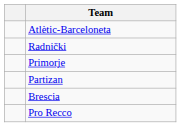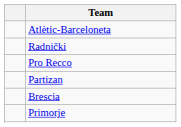rows swapped: (47, 63) <-> (50, 113)
